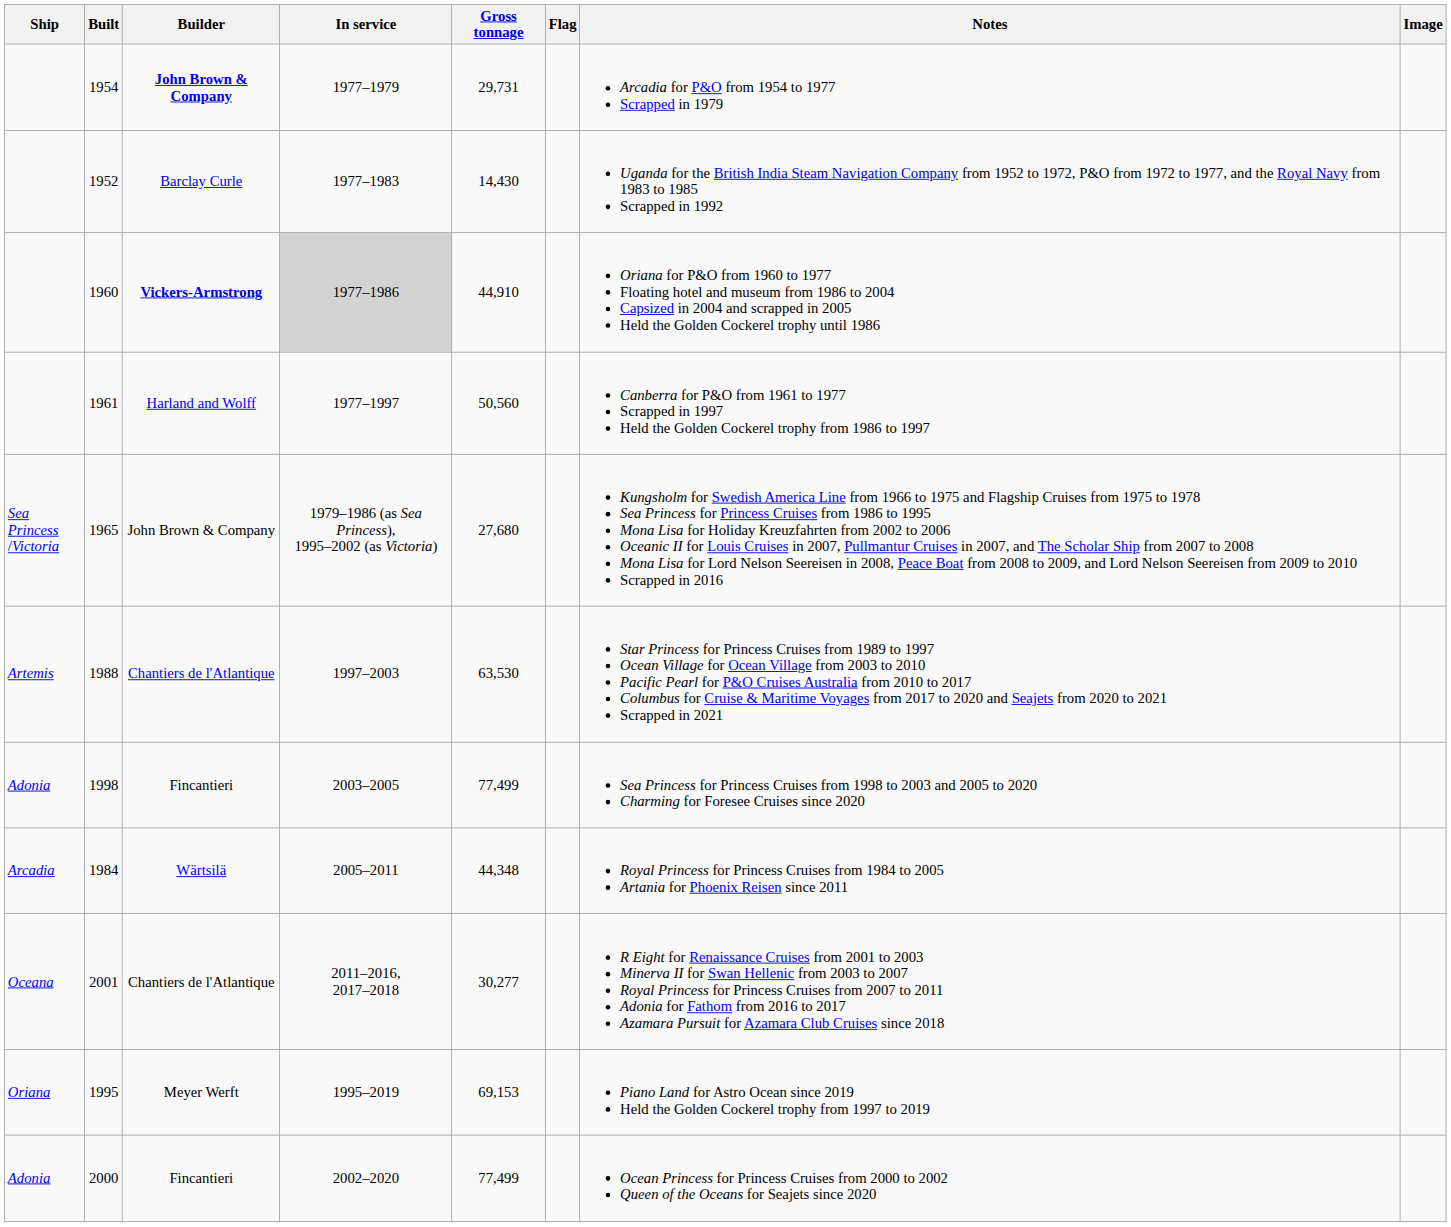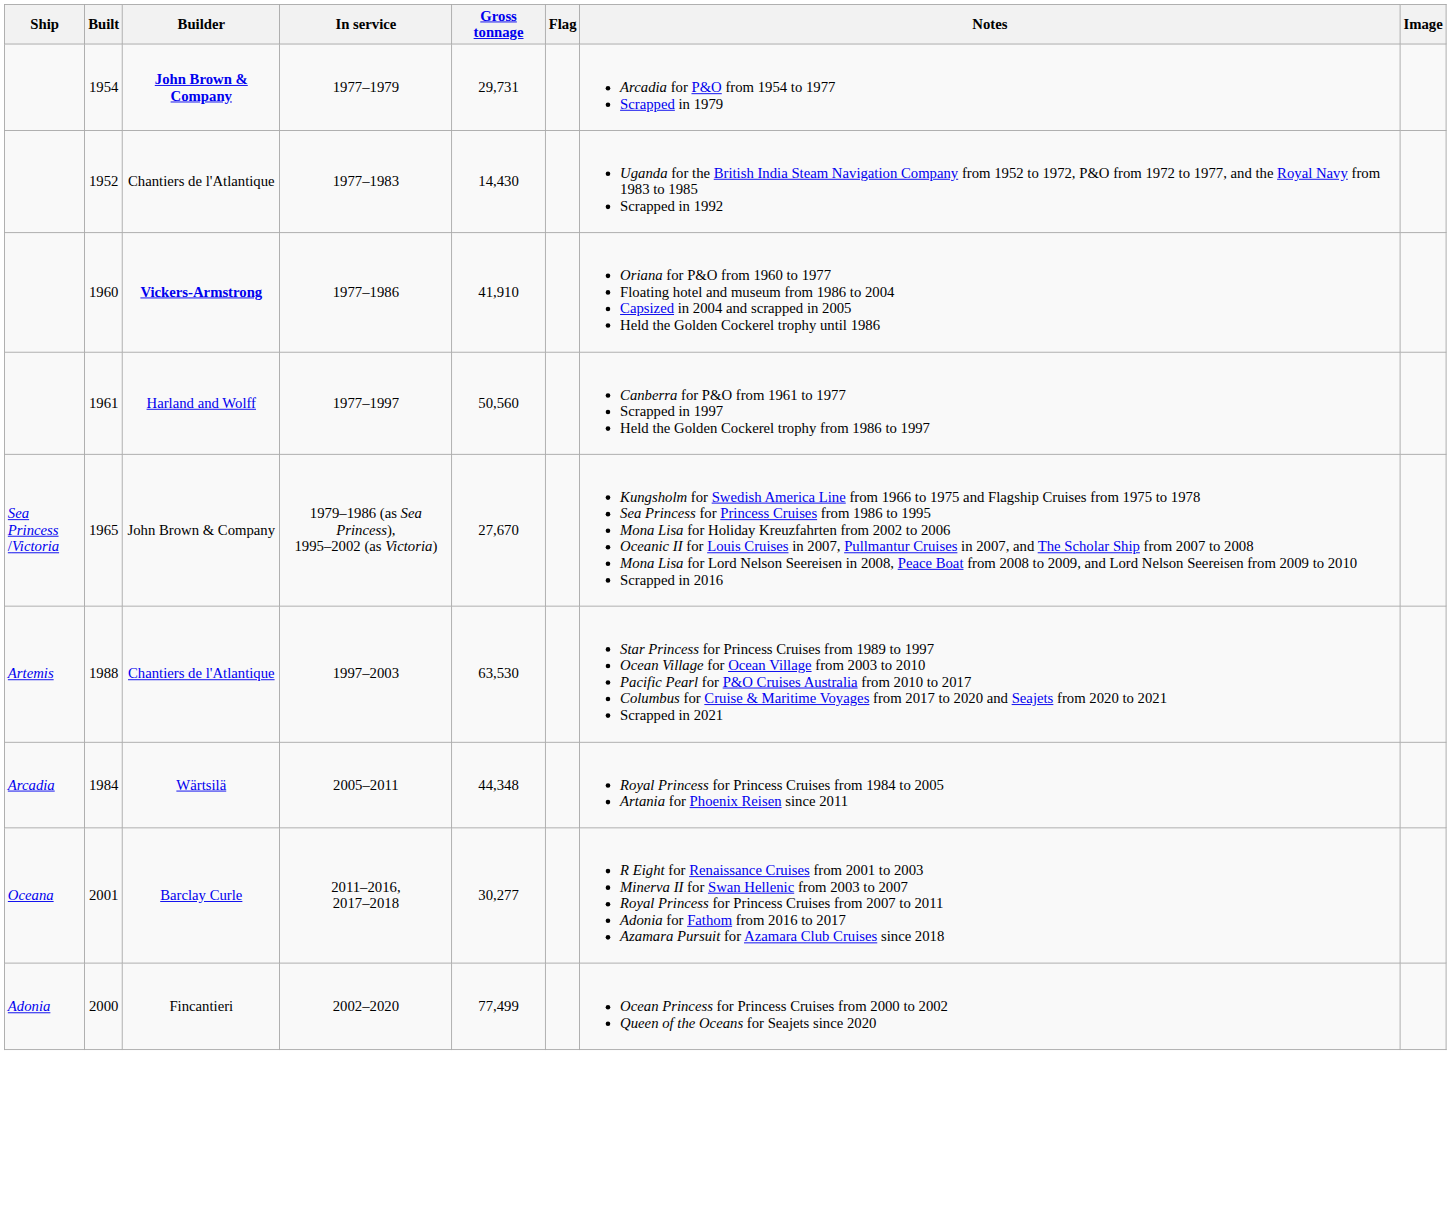(201, 181) Barclay Curle -> (201, 181) Chantiers de l'Atlantique
(366, 292) lightgrey background -> (366, 292) no background
(499, 292) 44,910 -> (499, 292) 41,910
(499, 530) 27,680 -> (499, 530) 27,670
- row: (104, 784)
(201, 981) Chantiers de l'Atlantique -> (201, 895) Barclay Curle
- row: (104, 1092)
